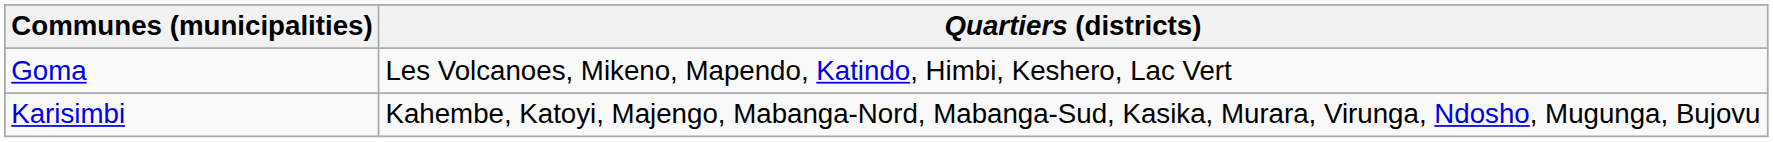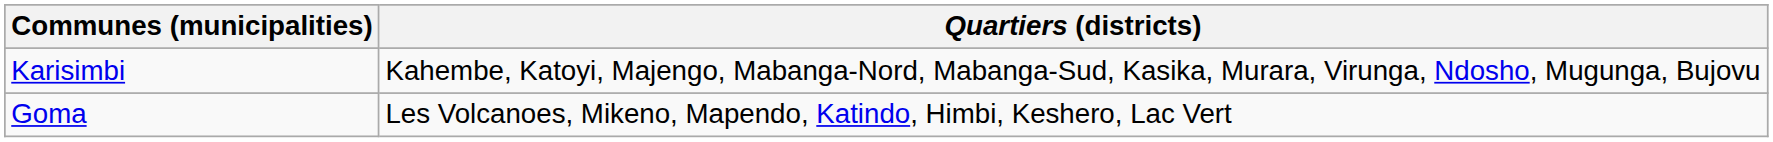rows swapped: (49, 70) <-> (68, 114)
